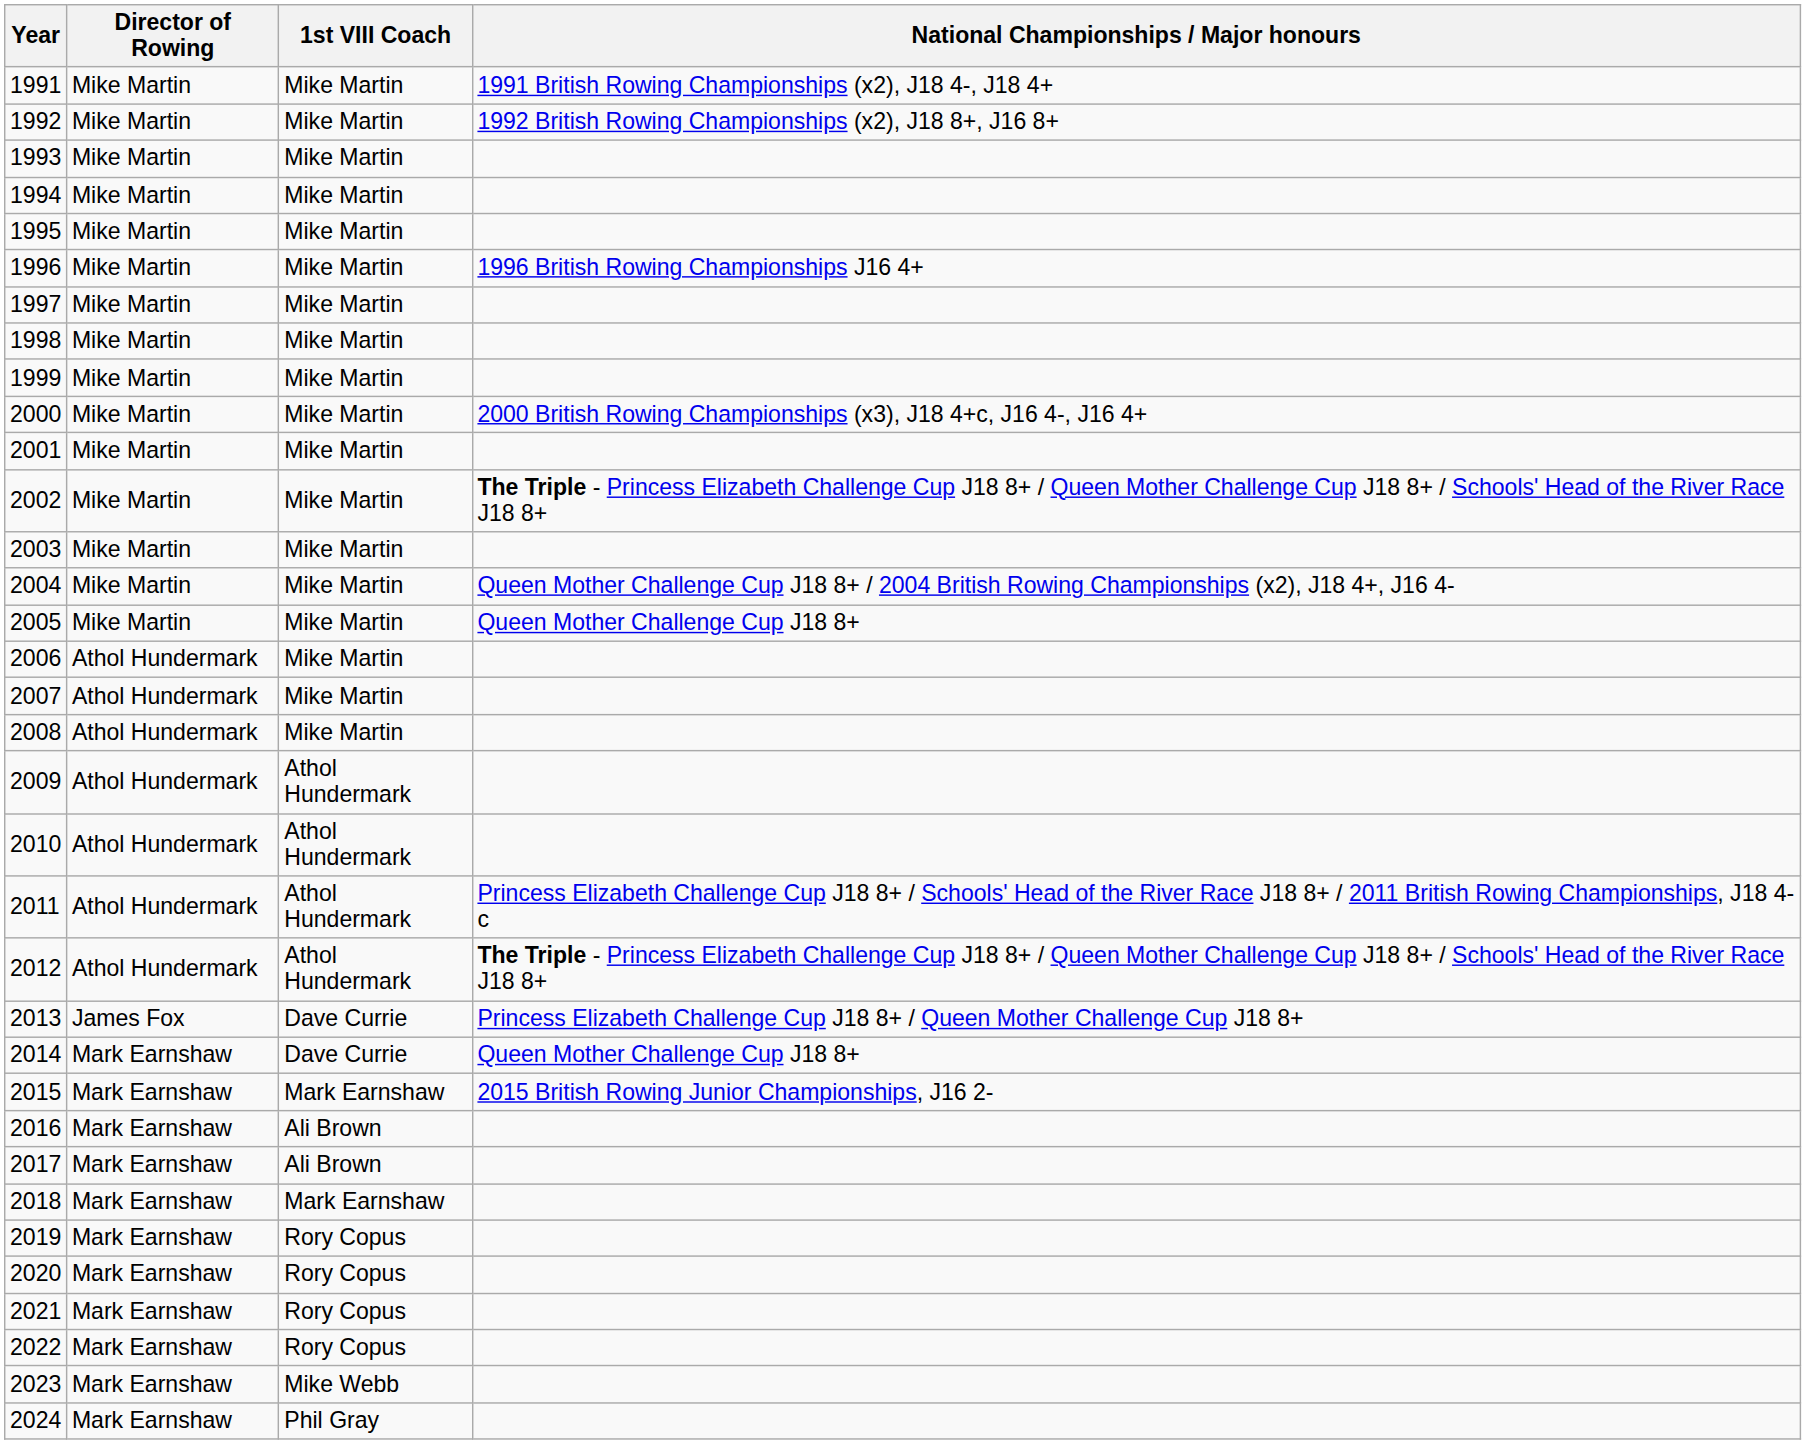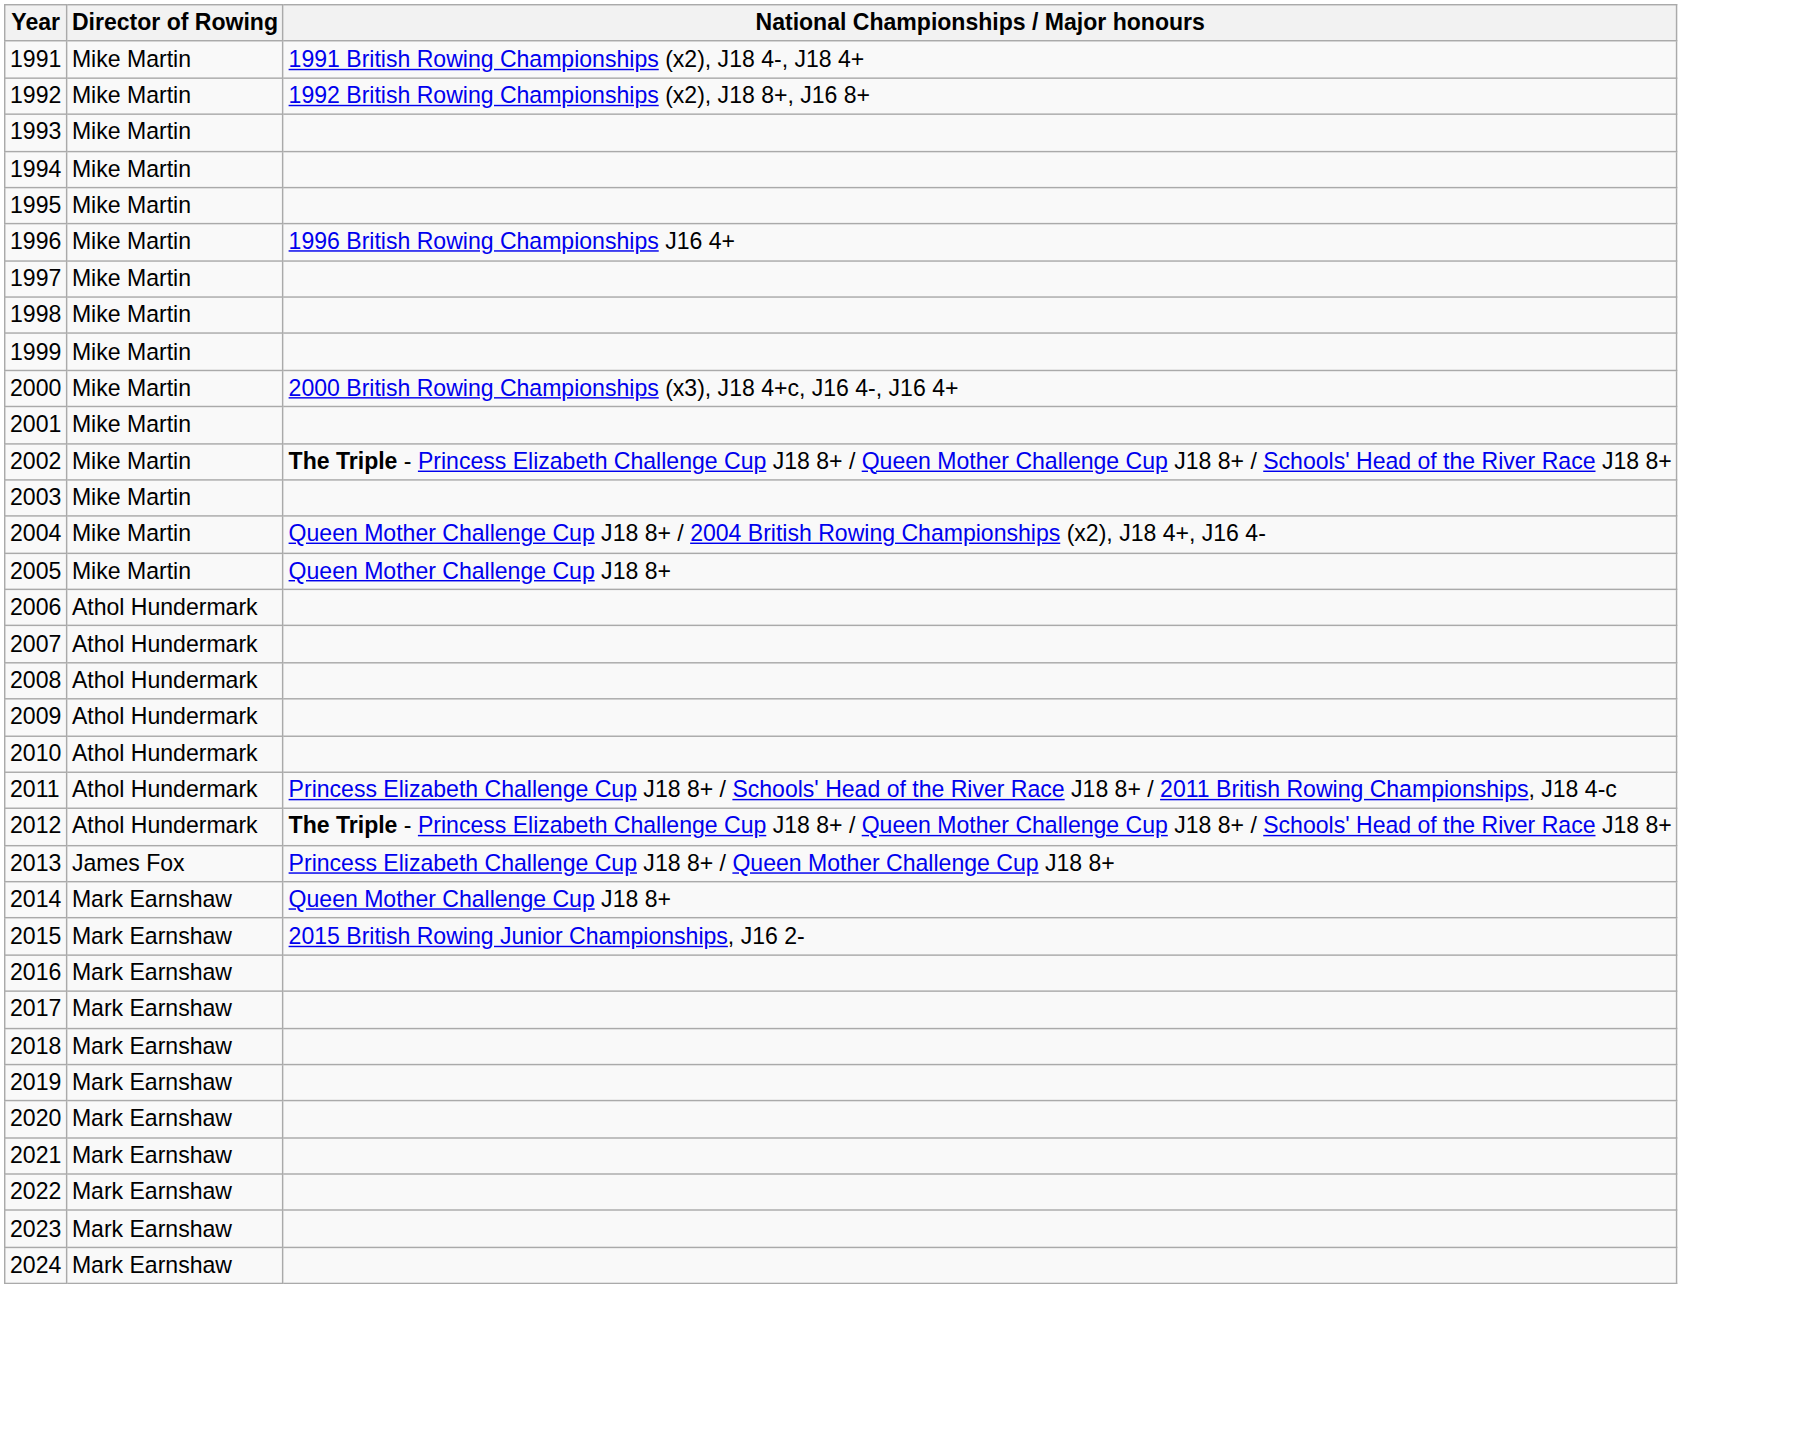- column: (376, 35)
